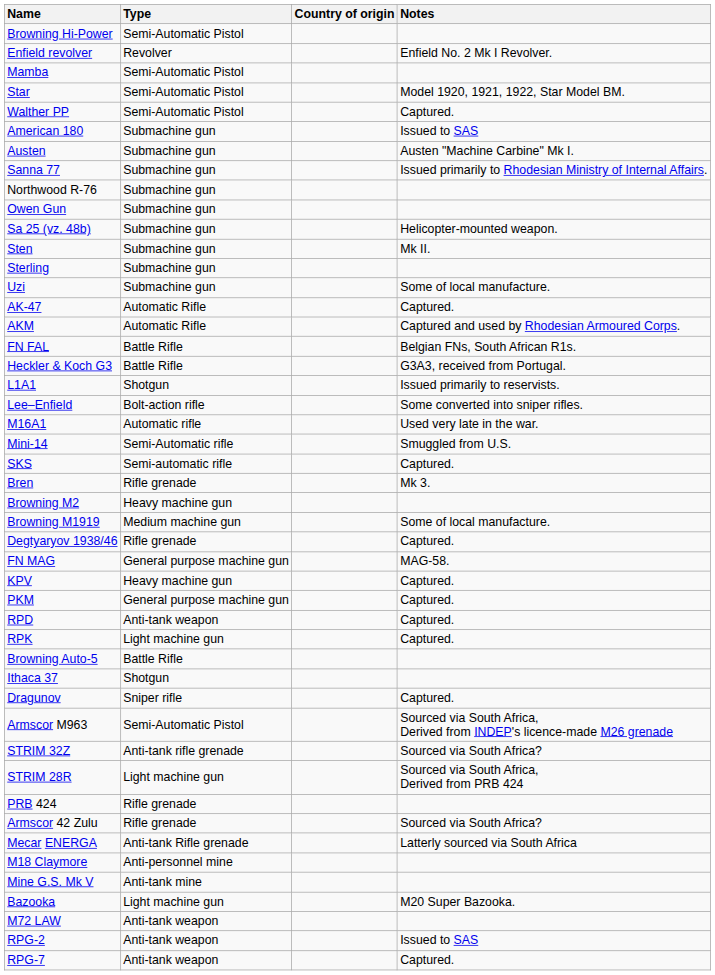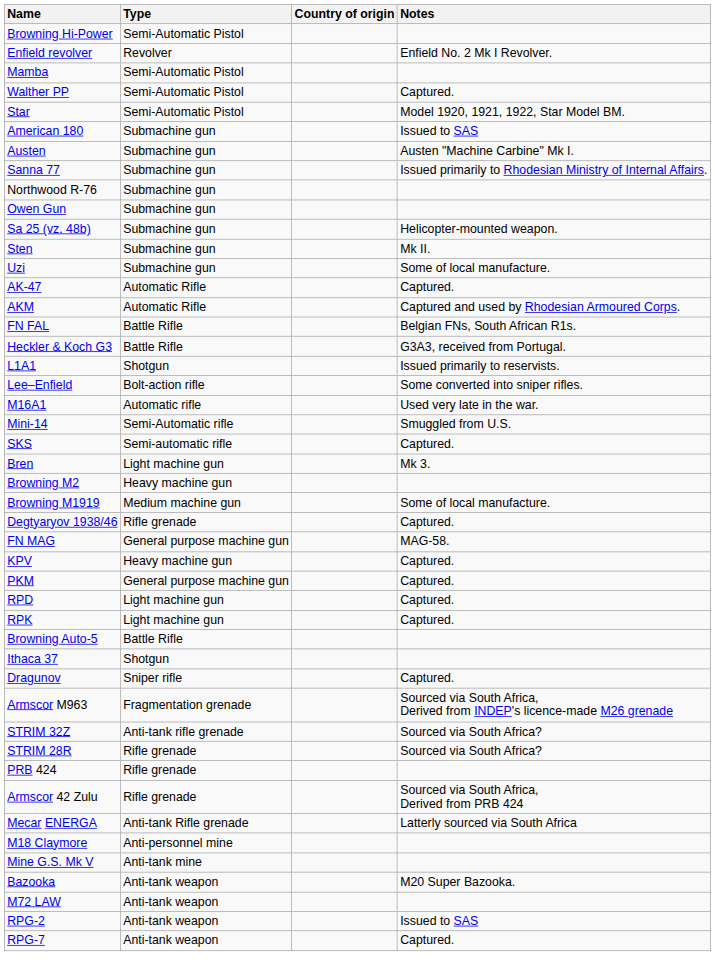rows swapped: (19, 92) <-> (38, 111)
- row: (28, 268)
(160, 483) Rifle grenade -> (174, 463) Light machine gun
(171, 619) Anti-tank weapon -> (174, 600) Light machine gun
(183, 724) Semi-Automatic Pistol -> (187, 705) Fragmentation grenade
(174, 777) Light machine gun -> (160, 751) Rifle grenade
(469, 777) Sourced via South Africa, Derived from PRB 424 -> (471, 751) Sourced via South Africa?
(471, 823) Sourced via South Africa? -> (469, 797) Sourced via South Africa, Derived from PRB 424
(174, 901) Light machine gun -> (171, 882) Anti-tank weapon
